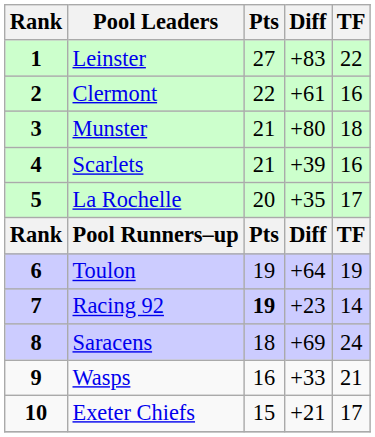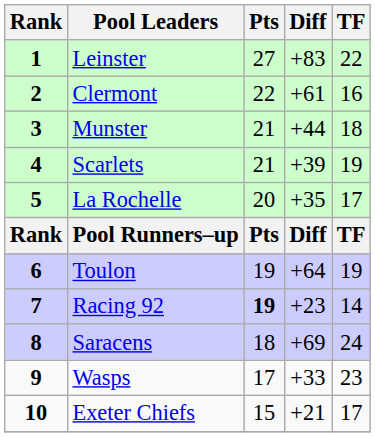(308, 128) +80 -> (308, 128) +44
(351, 164) 16 -> (351, 164) 19
(264, 377) 16 -> (264, 377) 17
(351, 377) 21 -> (351, 377) 23
